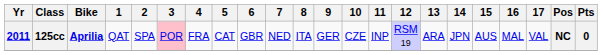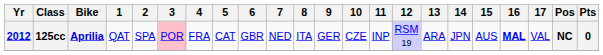(18, 36) 2011 -> (19, 36) 2012
(513, 36) normal -> (514, 36) bold
